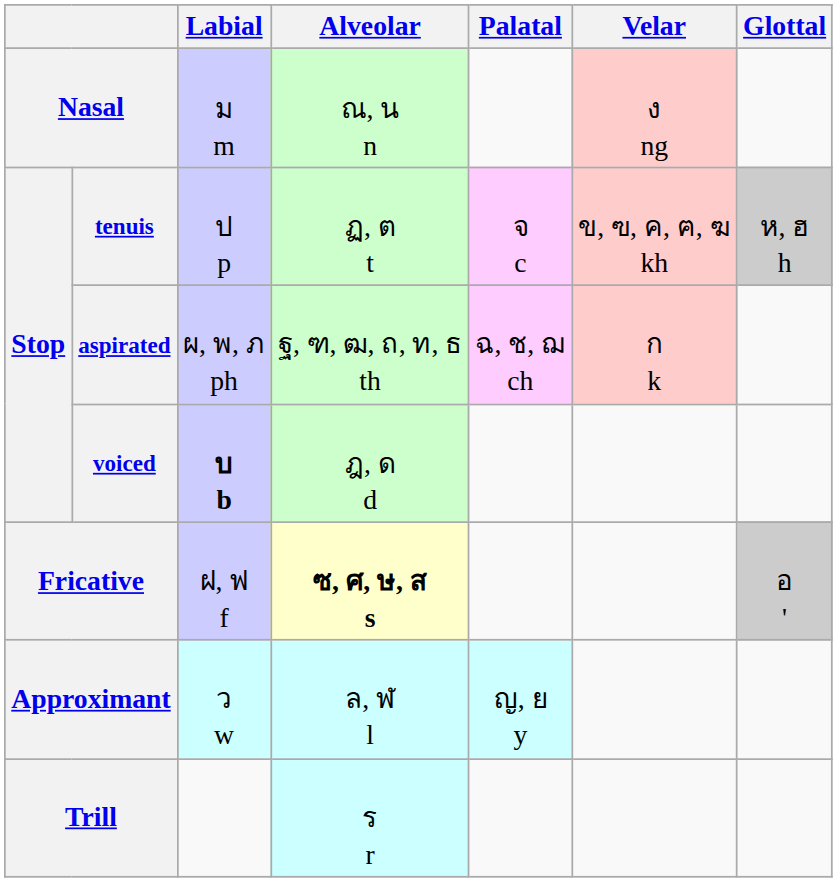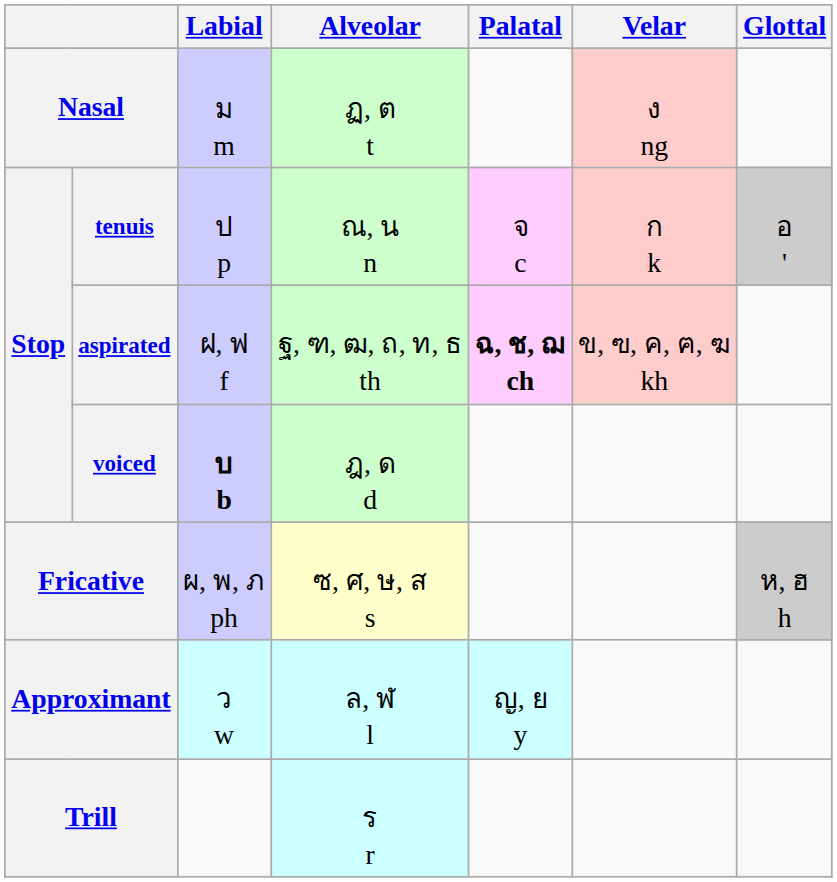(370, 126) ณ, น n -> (370, 126) ฏ, ต t
(370, 244) ฏ, ต t -> (370, 244) ณ, น n
(654, 244) ข, ฃ, ค, ฅ, ฆ kh -> (654, 244) ก k
(785, 244) ห, ฮ h -> (785, 244) อ '
(224, 363) ผ, พ, ภ ph -> (224, 363) ฝ, ฟ f
(520, 363) normal -> (520, 363) bold
(654, 363) ก k -> (654, 363) ข, ฃ, ค, ฅ, ฆ kh
(224, 599) ฝ, ฟ f -> (224, 599) ผ, พ, ภ ph
(370, 599) bold -> (370, 599) normal
(785, 599) อ ' -> (785, 599) ห, ฮ h
